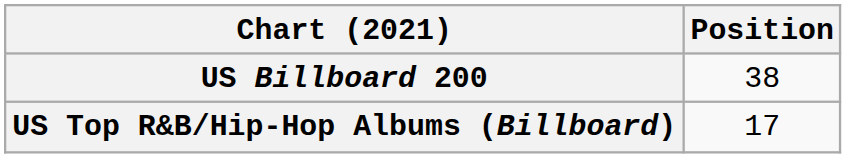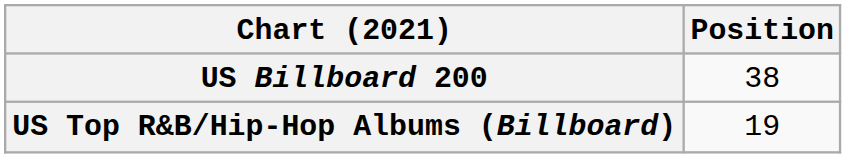(762, 127) 17 -> (762, 127) 19
